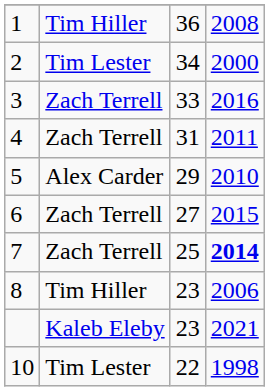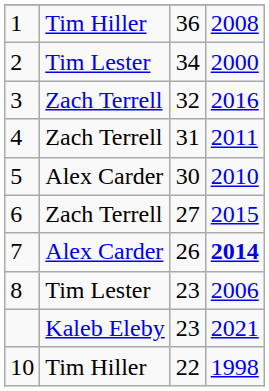(188, 99) 33 -> (188, 99) 32
(188, 175) 29 -> (188, 175) 30
(104, 251) Zach Terrell -> (104, 251) Alex Carder
(188, 251) 25 -> (188, 251) 26
(96, 289) Tim Hiller -> (98, 289) Tim Lester
(98, 366) Tim Lester -> (96, 366) Tim Hiller
